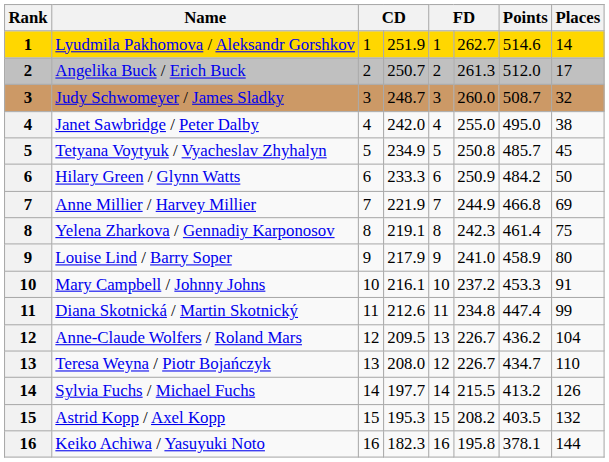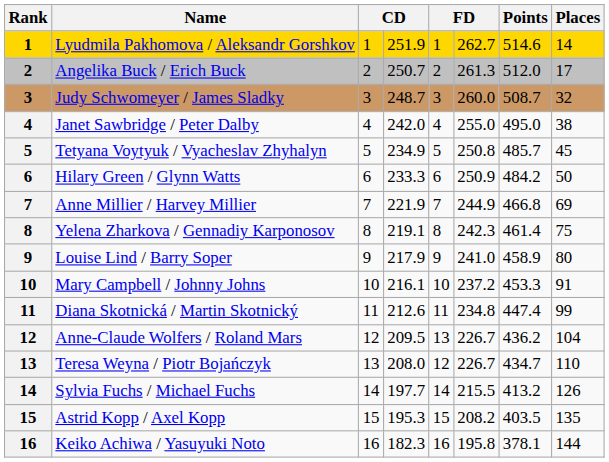(568, 417) 132 -> (568, 417) 135
